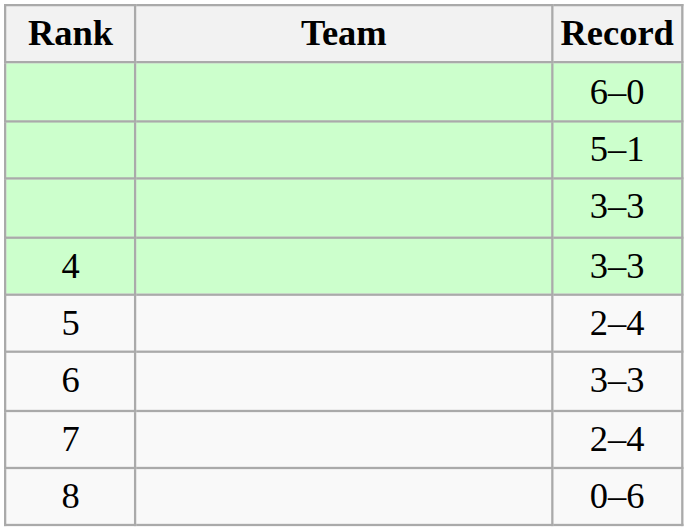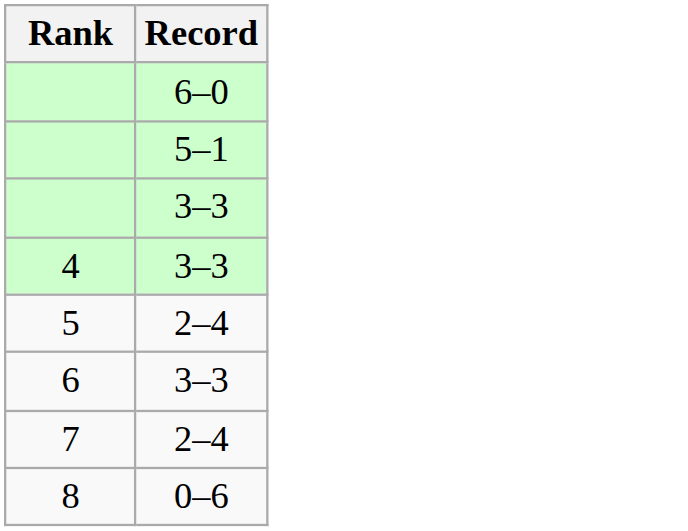- column: (344, 33)
